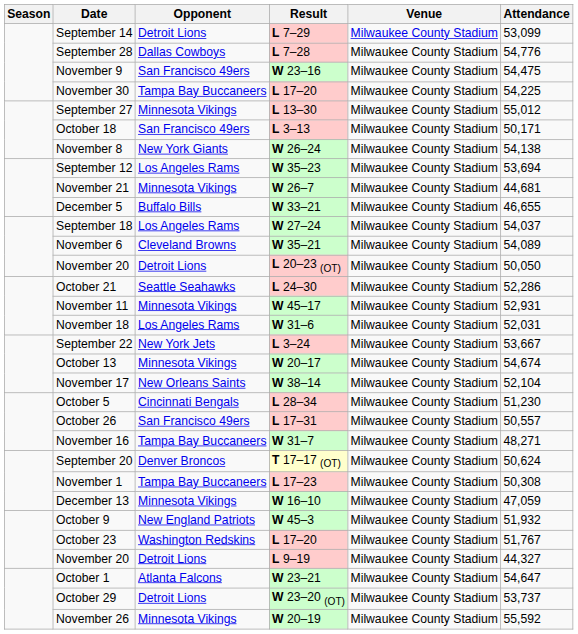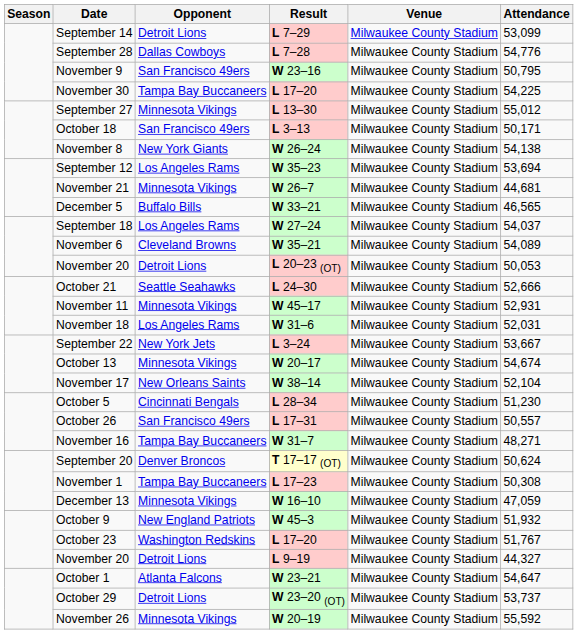(522, 71) 54,475 -> (522, 71) 50,795
(522, 206) 46,655 -> (522, 206) 46,565
(522, 266) 50,050 -> (522, 266) 50,053
(522, 286) 52,286 -> (522, 286) 52,666
